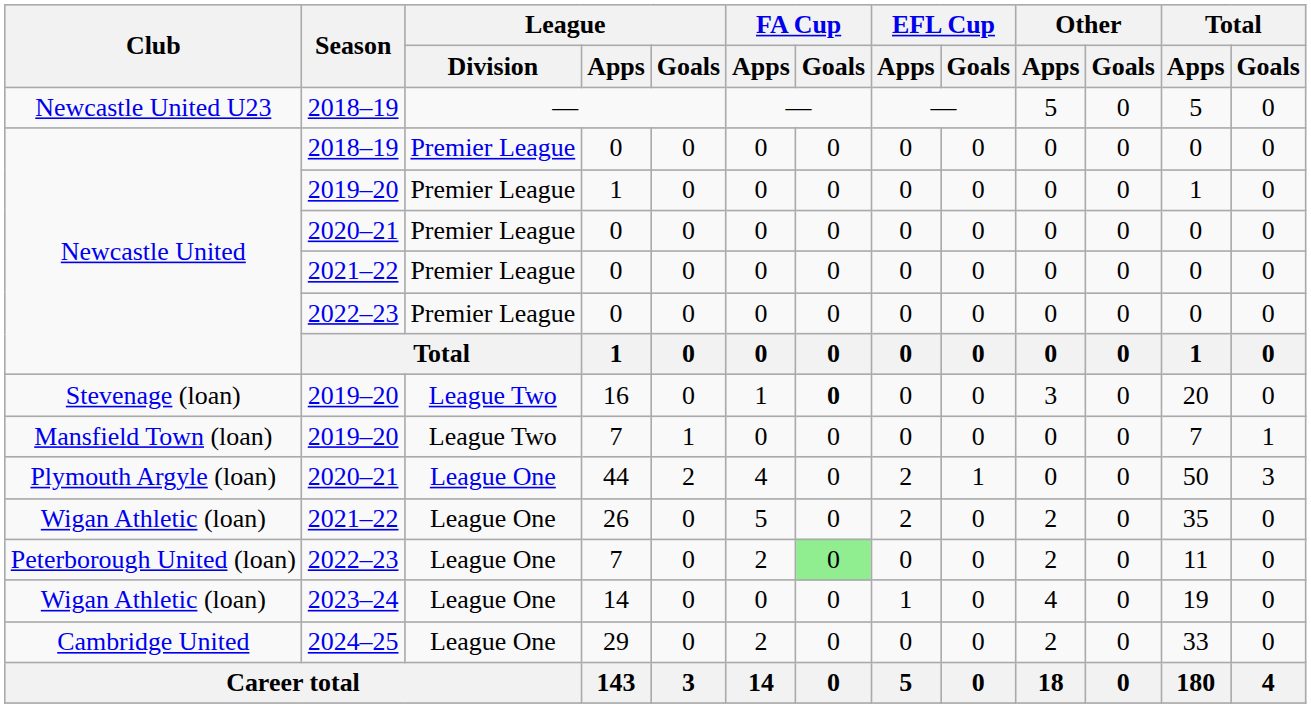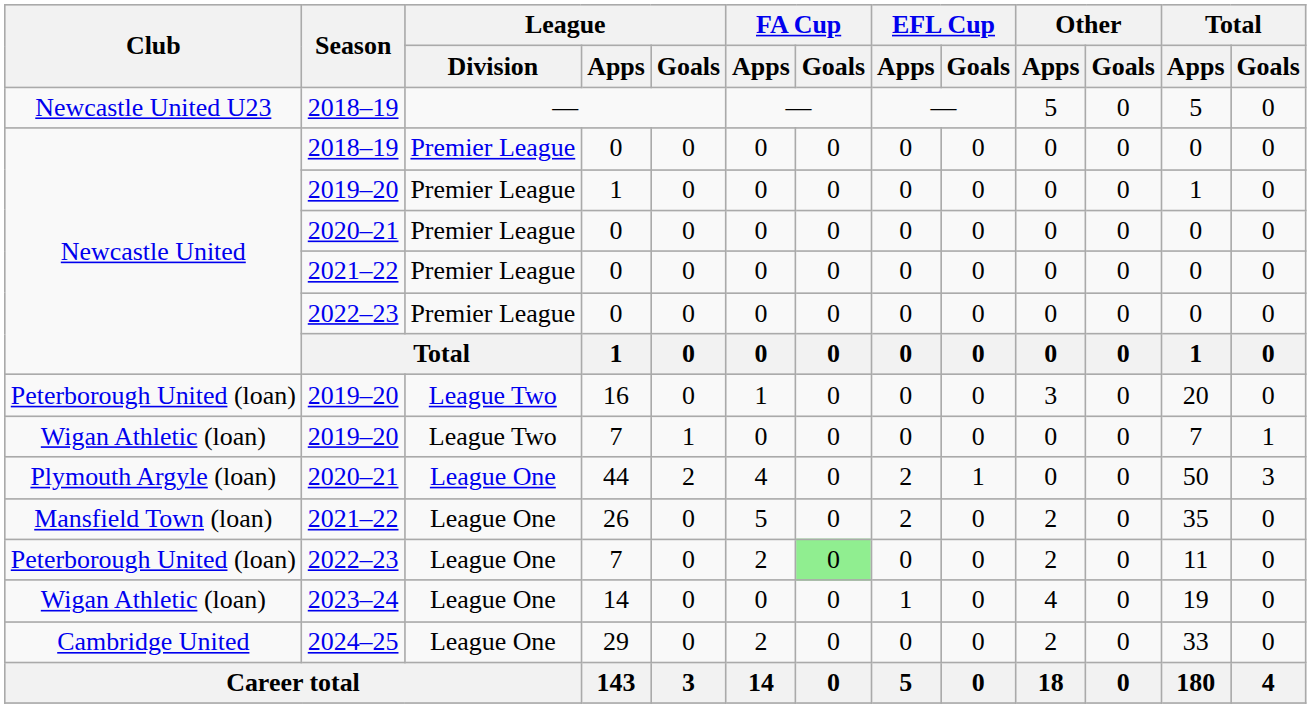(153, 395) Stevenage (loan) -> (153, 395) Peterborough United (loan)
(833, 395) bold -> (833, 395) normal
(153, 436) Mansfield Town (loan) -> (153, 436) Wigan Athletic (loan)
(153, 518) Wigan Athletic (loan) -> (153, 518) Mansfield Town (loan)
